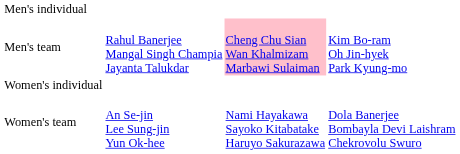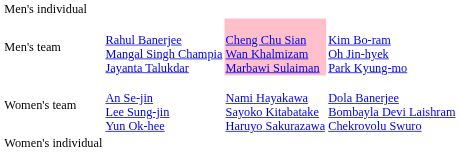rows swapped: (53, 84) <-> (40, 122)
